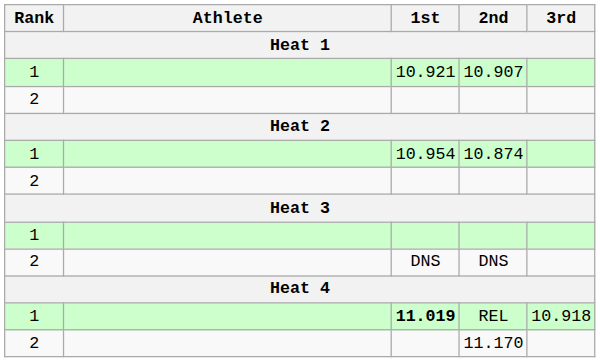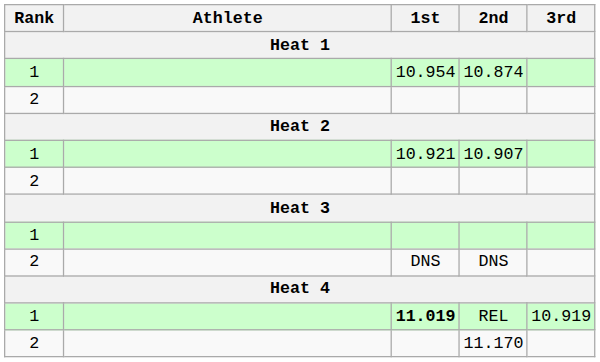rows swapped: (34, 154) <-> (34, 72)
(561, 317) 10.918 -> (561, 317) 10.919
